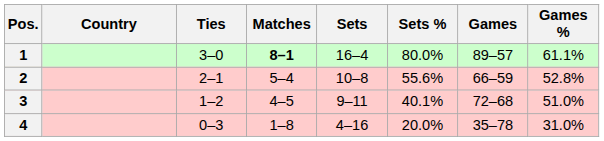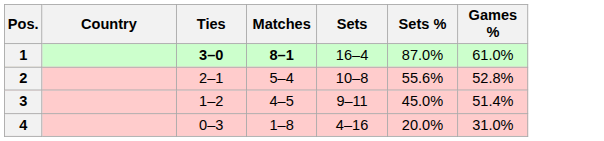- column: (493, 24)
(211, 55) normal -> (211, 55) bold
(422, 55) 80.0% -> (422, 55) 87.0%
(563, 55) 61.1% -> (493, 55) 61.0%
(422, 101) 40.1% -> (422, 101) 45.0%
(563, 101) 51.0% -> (493, 101) 51.4%
